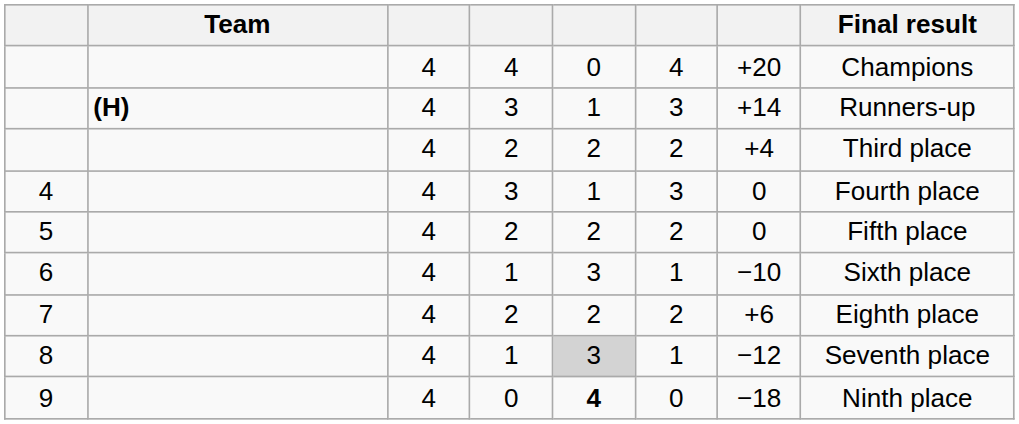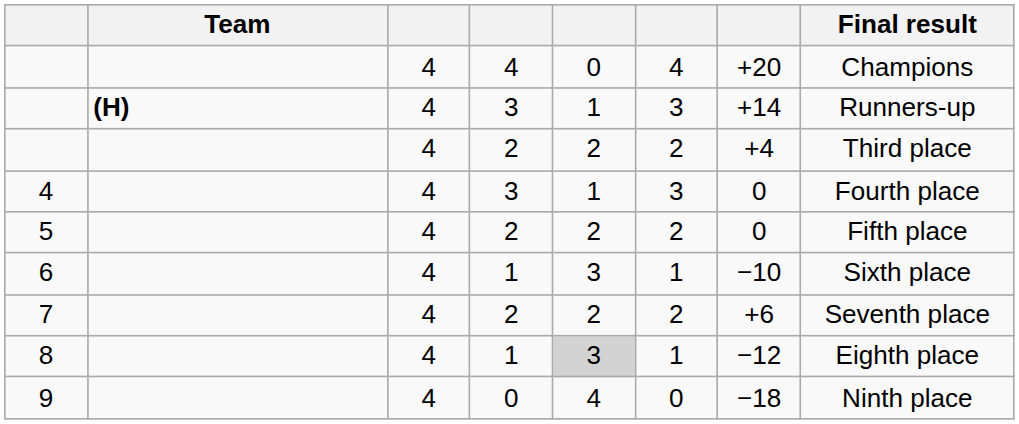(907, 314) Eighth place -> (907, 314) Seventh place
(907, 356) Seventh place -> (907, 356) Eighth place
(594, 397) bold -> (594, 397) normal
